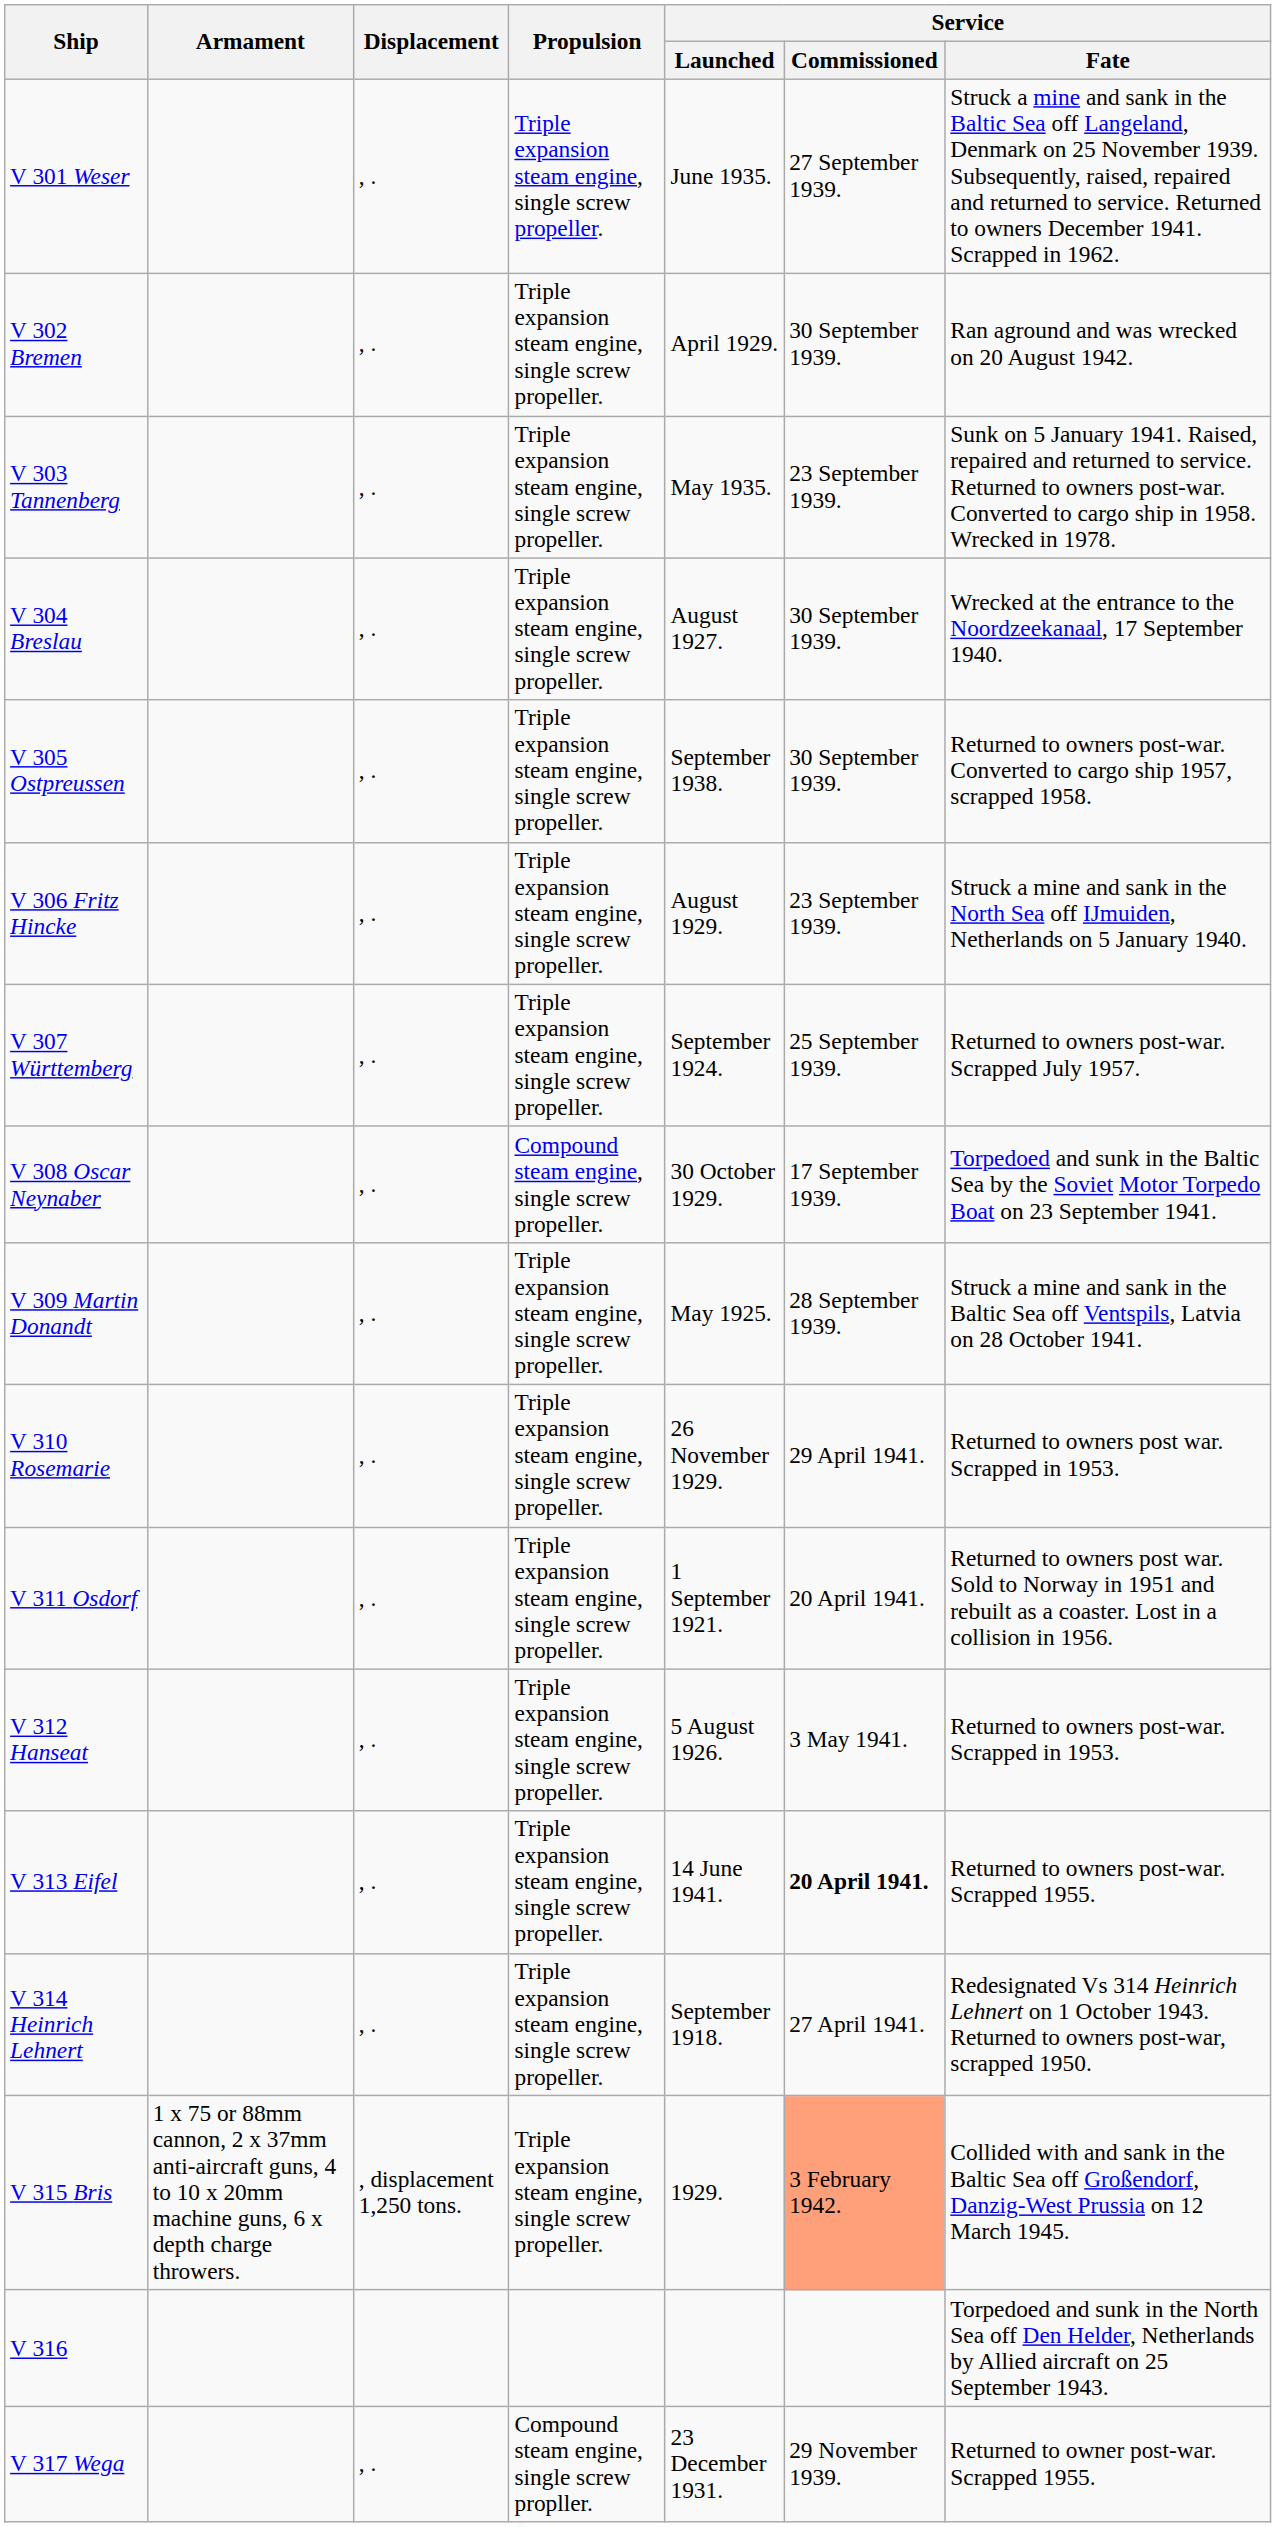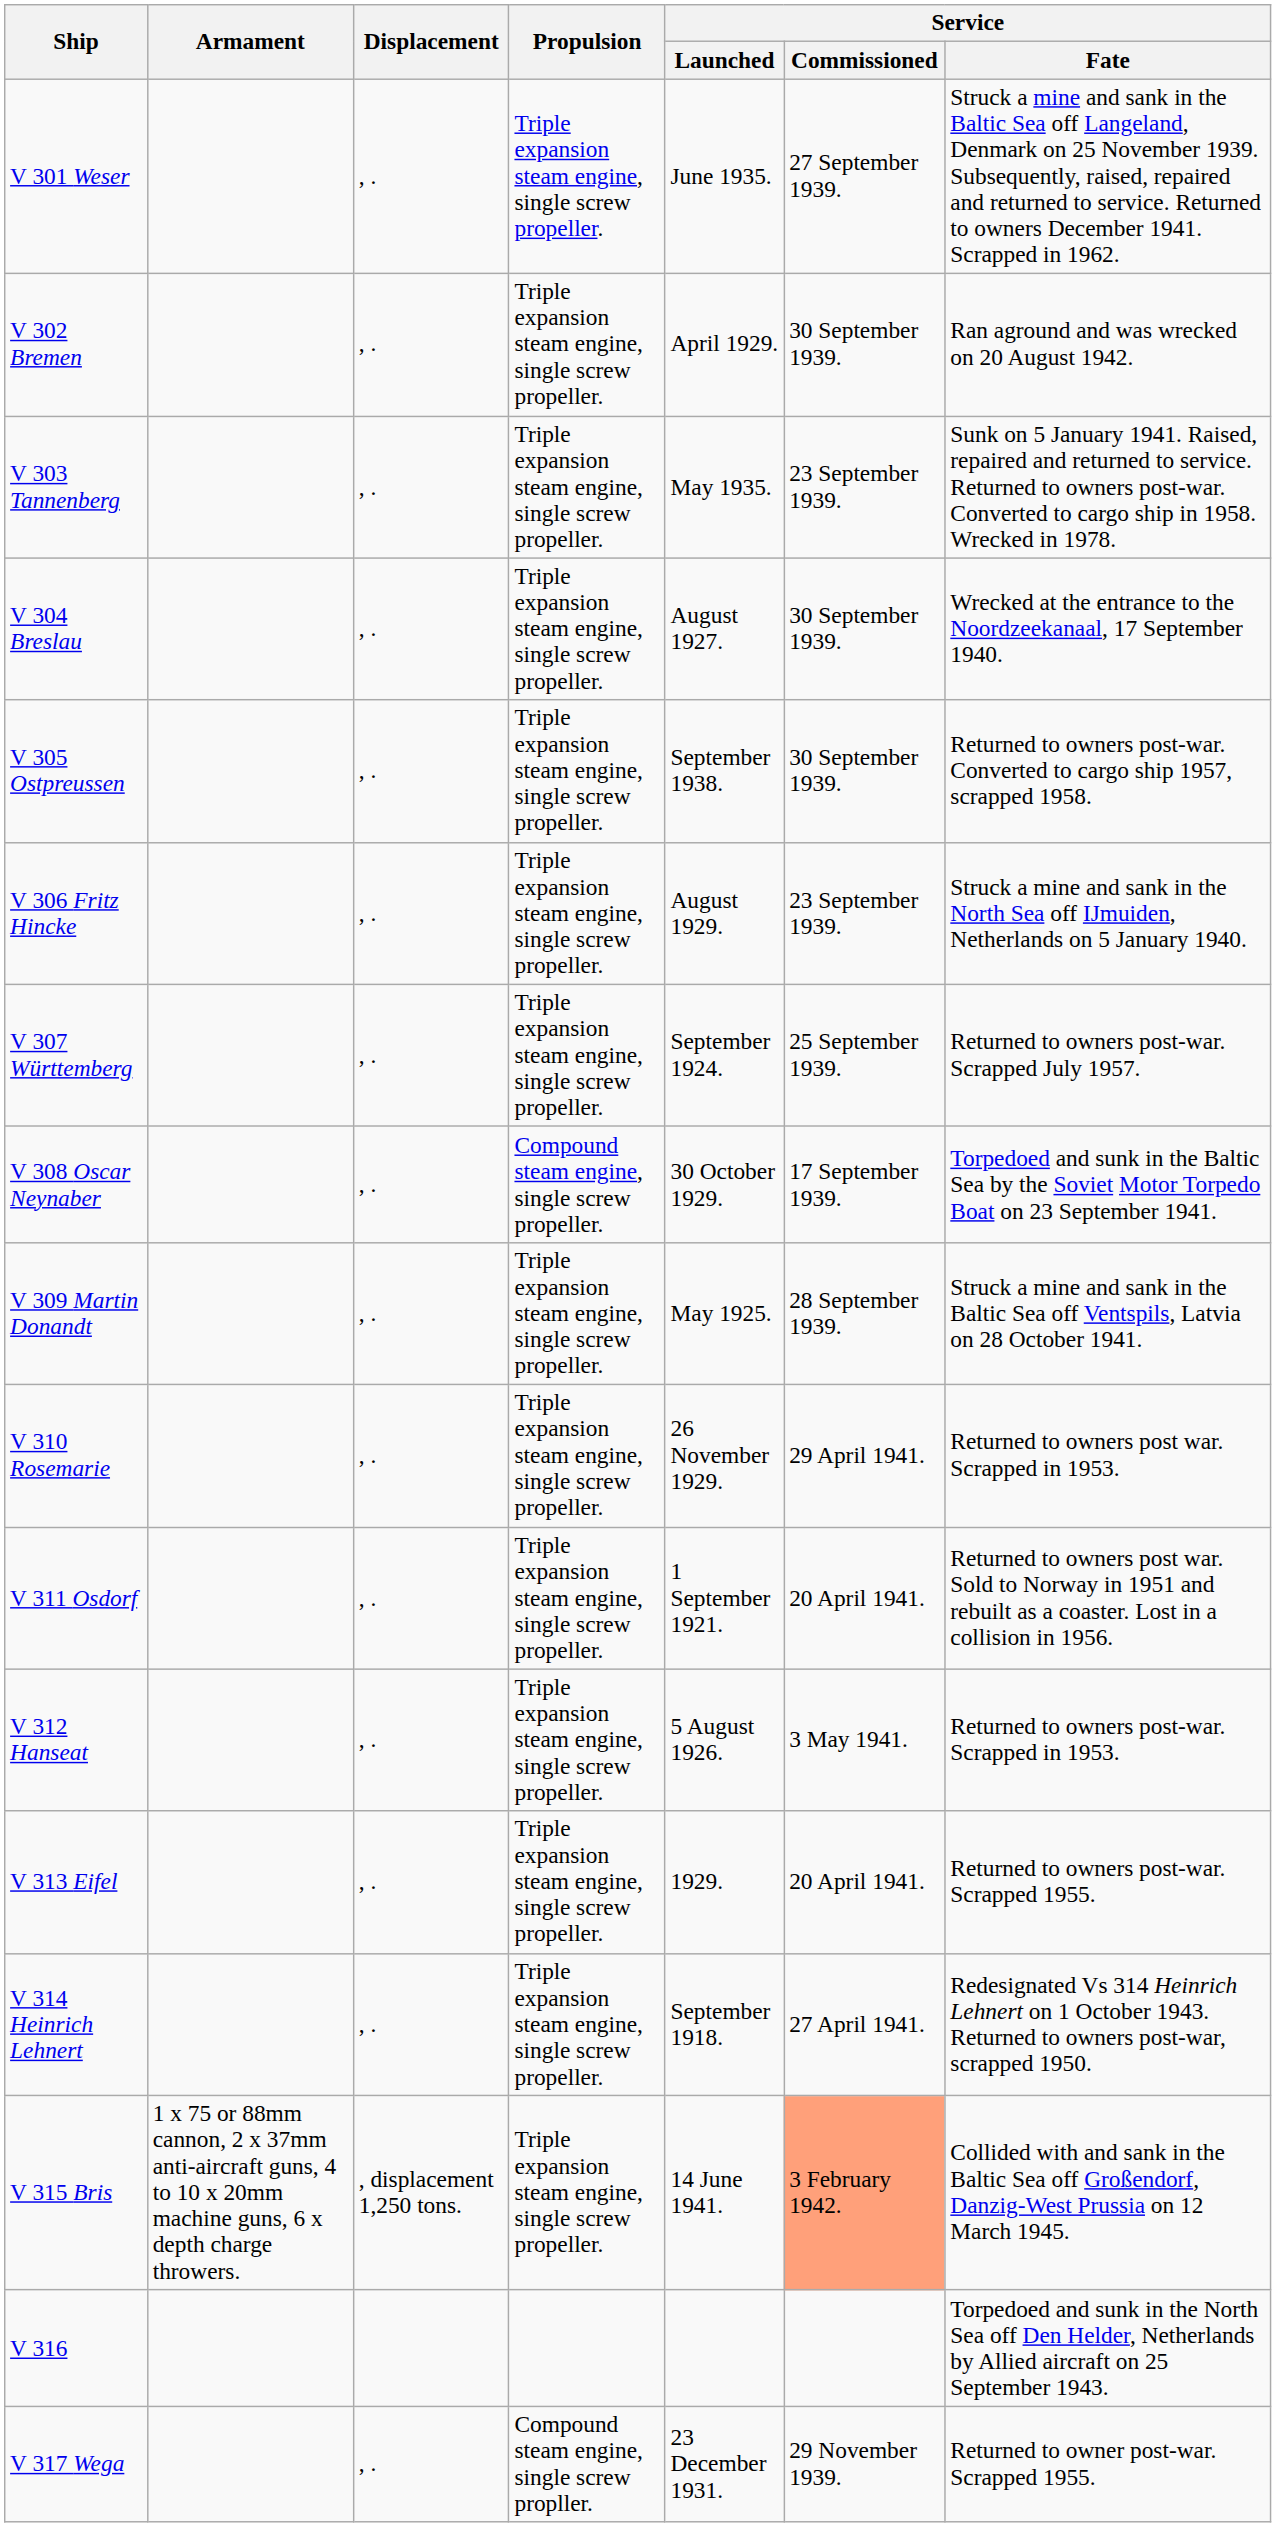(706, 1881) 14 June 1941. -> (697, 1881) 1929.
(859, 1881) bold -> (857, 1881) normal
(697, 2192) 1929. -> (706, 2192) 14 June 1941.
